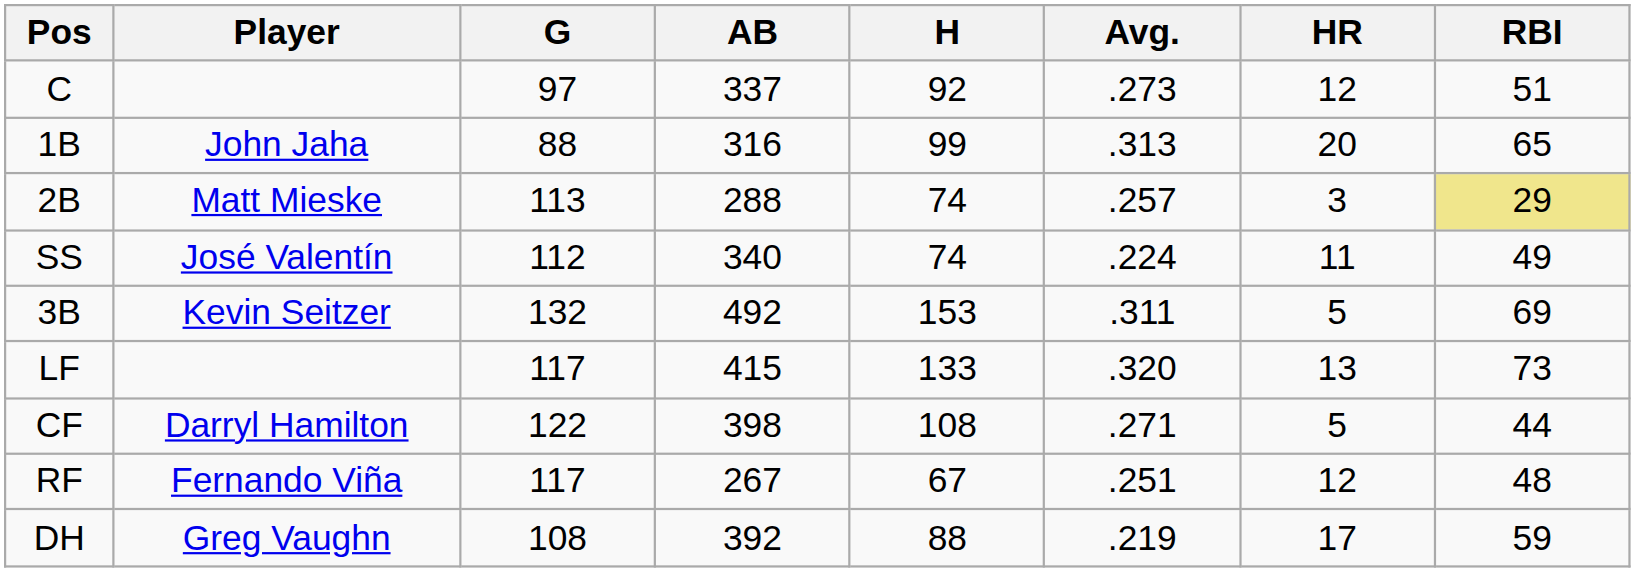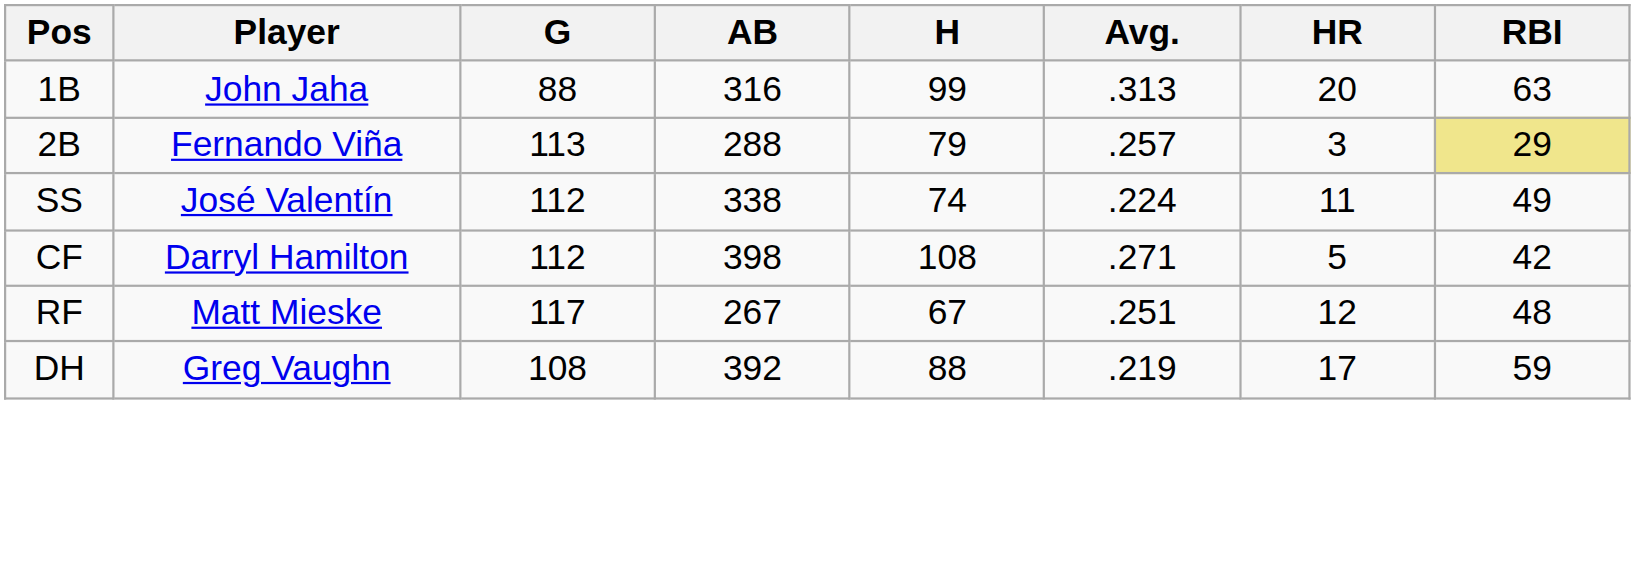- row: (59, 88)
(1532, 144) 65 -> (1532, 88) 63
(287, 200) Matt Mieske -> (287, 144) Fernando Viña
(947, 200) 74 -> (947, 144) 79
(752, 256) 340 -> (752, 200) 338
- row: (59, 312)
- row: (59, 369)
(557, 425) 122 -> (557, 256) 112
(1532, 425) 44 -> (1532, 256) 42
(287, 481) Fernando Viña -> (287, 312) Matt Mieske
